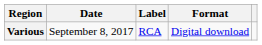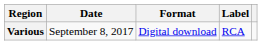columns swapped: (210, 13) <-> (152, 13)
